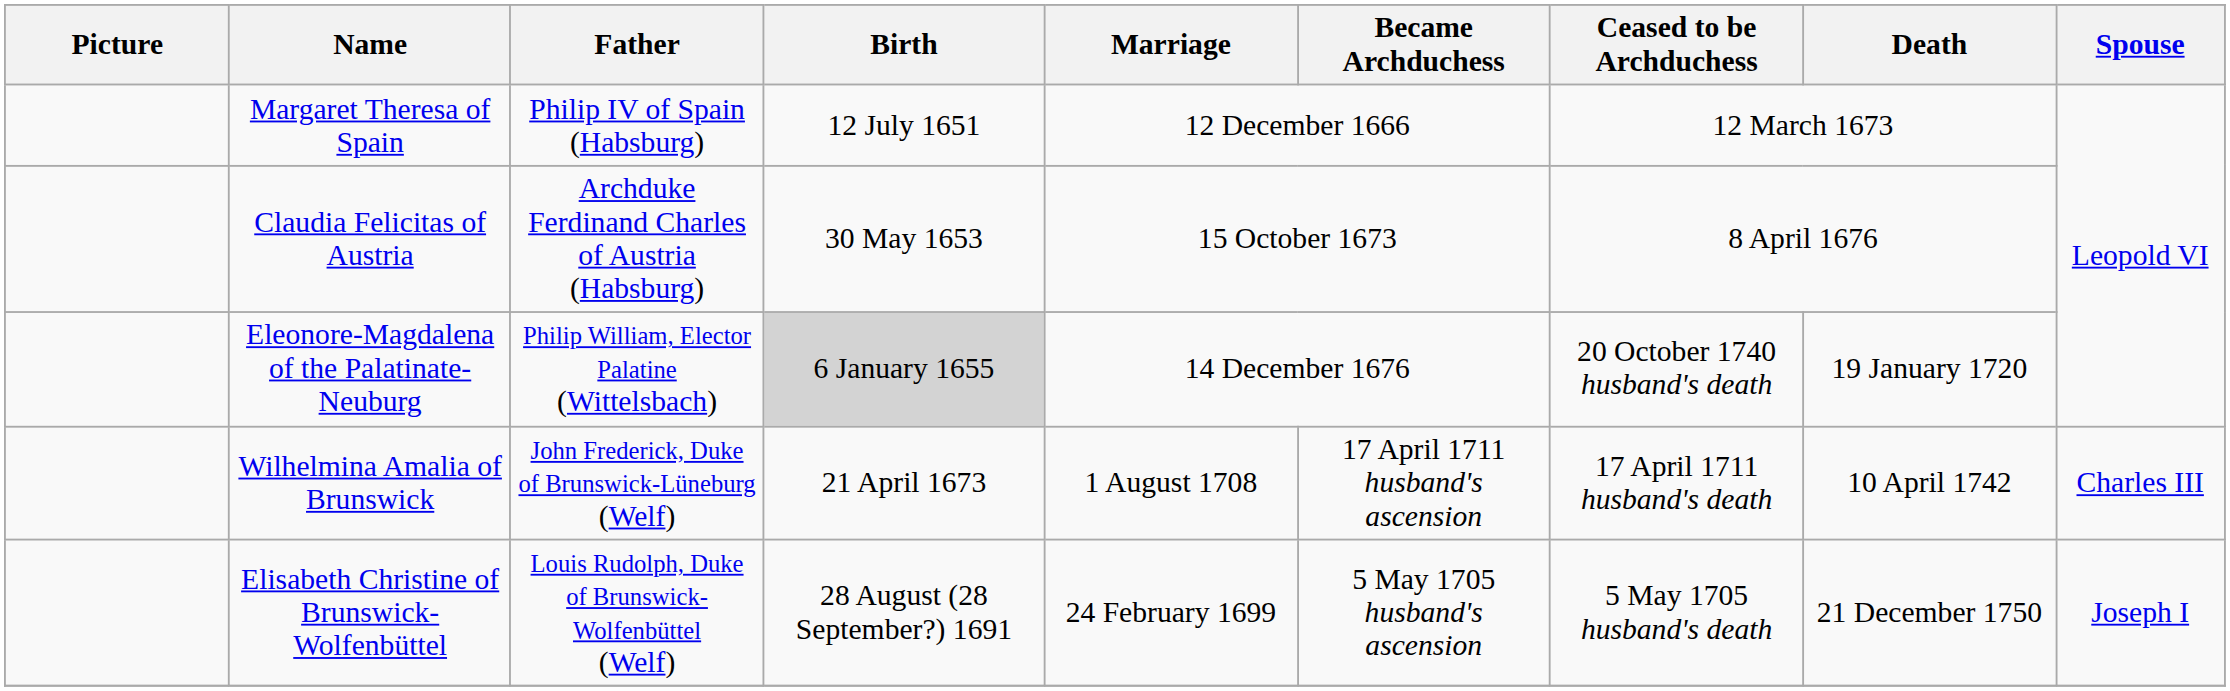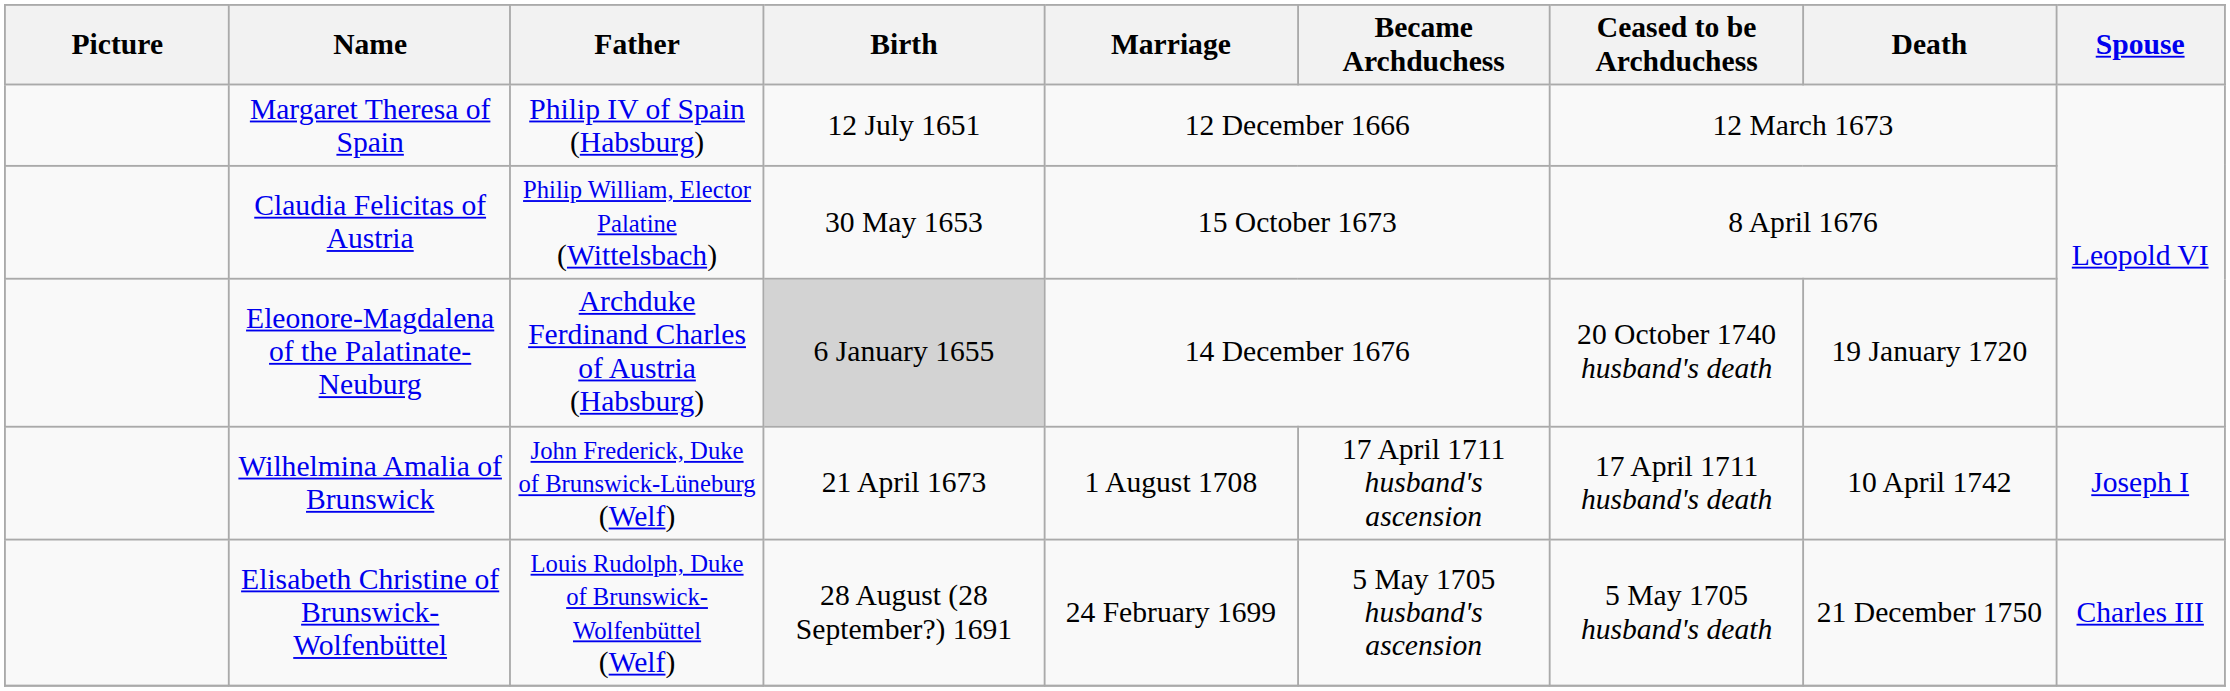(637, 238) Archduke Ferdinand Charles of Austria (Habsburg) -> (637, 223) Philip William, Elector Palatine (Wittelsbach)
(637, 370) Philip William, Elector Palatine (Wittelsbach) -> (637, 351) Archduke Ferdinand Charles of Austria (Habsburg)
(2140, 482) Charles III -> (2140, 482) Joseph I
(2140, 612) Joseph I -> (2140, 612) Charles III
